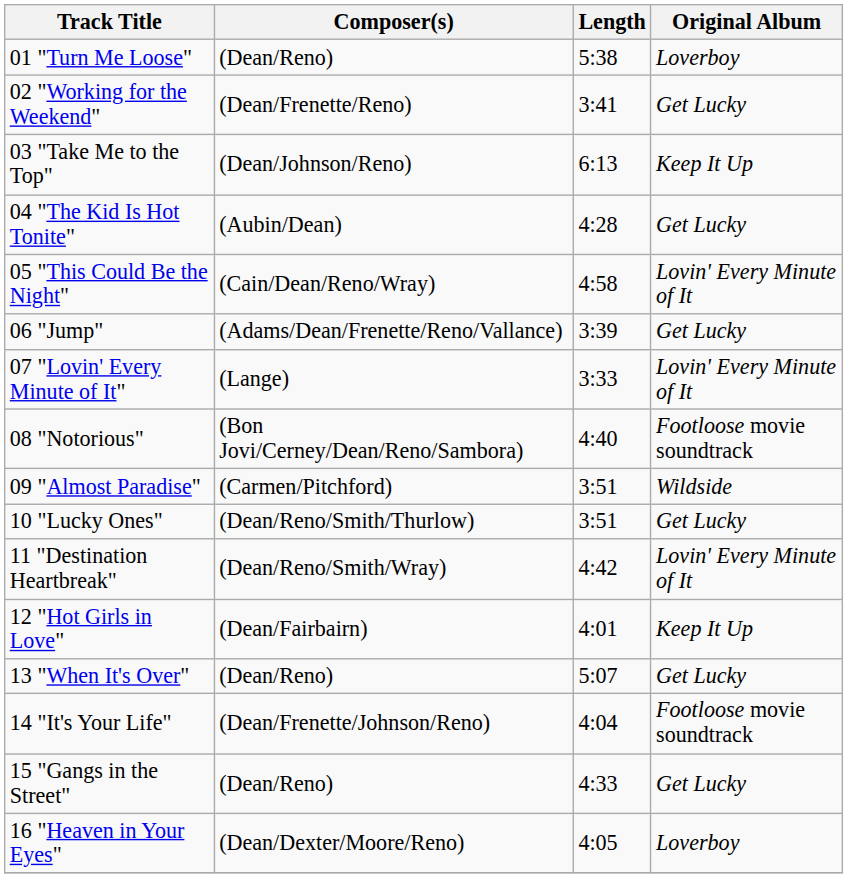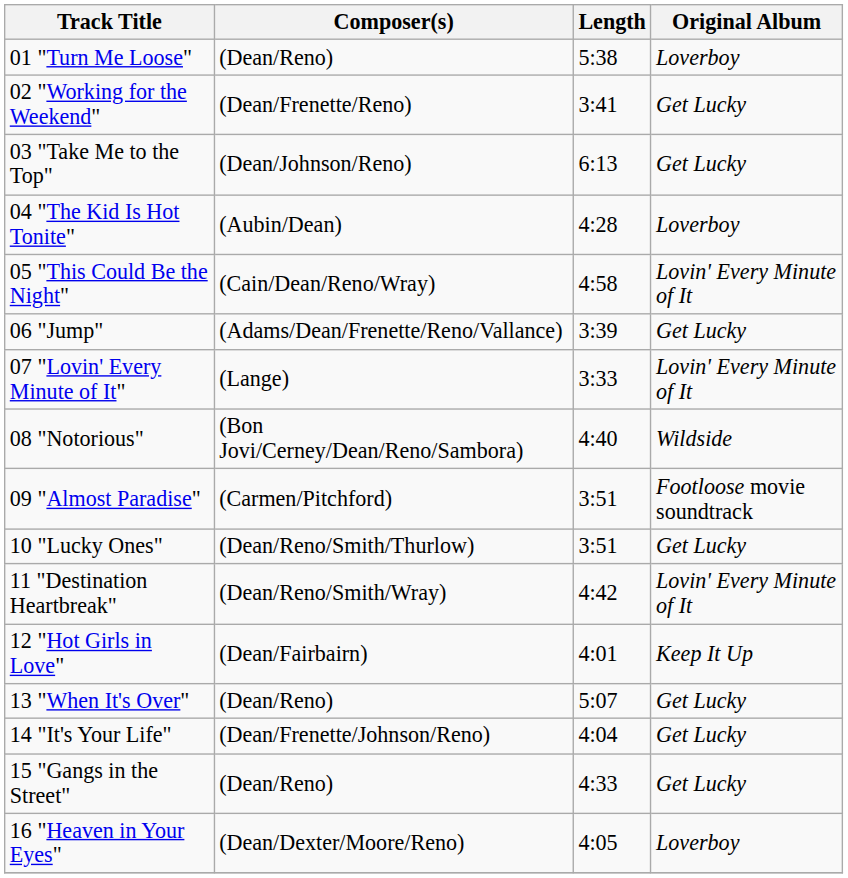(704, 164) Keep It Up -> (701, 164) Get Lucky
(701, 224) Get Lucky -> (698, 224) Loverboy
(731, 438) Footloose movie soundtrack -> (694, 438) Wildside
(694, 486) Wildside -> (731, 498) Footloose movie soundtrack
(731, 723) Footloose movie soundtrack -> (701, 735) Get Lucky
